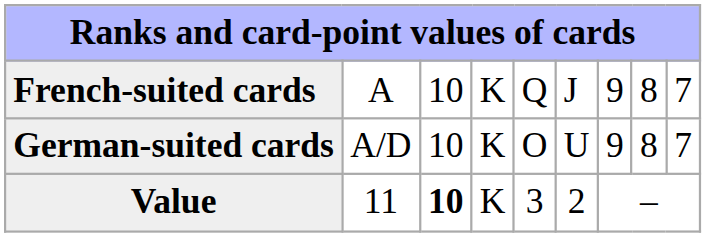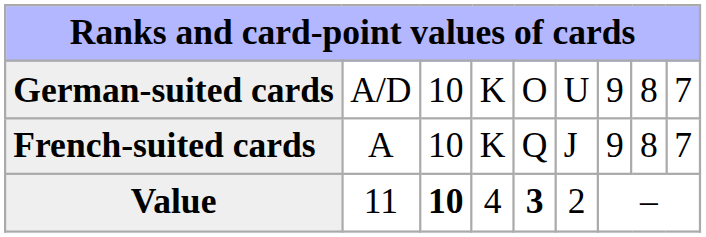rows swapped: (174, 145) <-> (164, 88)
(493, 201) K -> (493, 201) 4
(535, 201) normal -> (535, 201) bold
